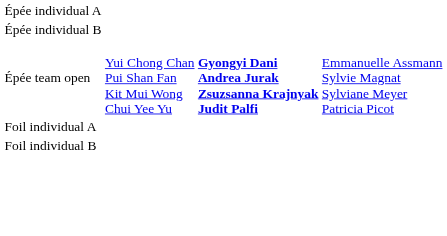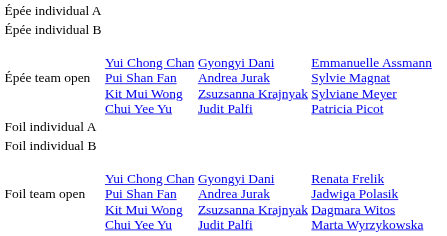(258, 85) bold -> (253, 85) normal
+ row: (45, 194)
